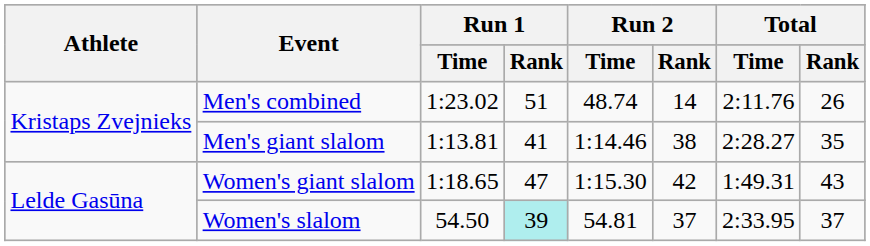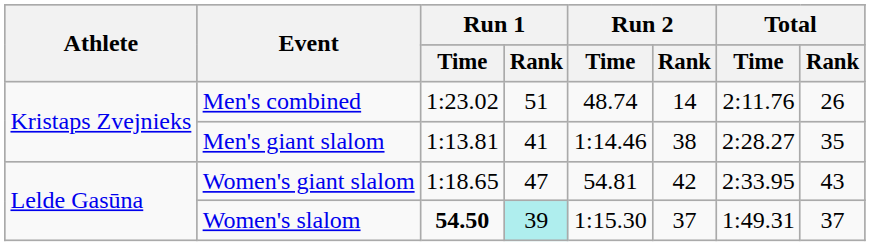(610, 181) 1:15.30 -> (610, 181) 54.81
(758, 181) 1:49.31 -> (758, 181) 2:33.95
(462, 220) normal -> (462, 220) bold
(610, 220) 54.81 -> (610, 220) 1:15.30
(758, 220) 2:33.95 -> (758, 220) 1:49.31
